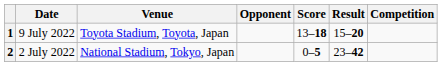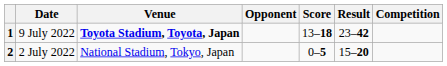(154, 33) normal -> (160, 33) bold
(348, 33) 15–20 -> (354, 33) 23–42
(348, 52) 23–42 -> (354, 52) 15–20
